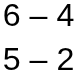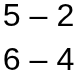rows swapped: (39, 15) <-> (39, 59)
